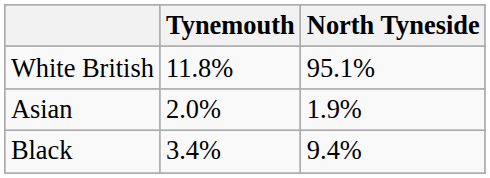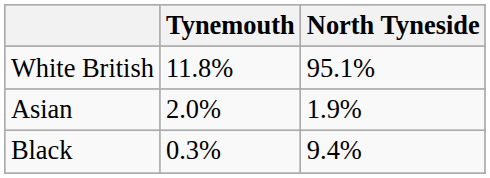(194, 151) 3.4% -> (194, 151) 0.3%
